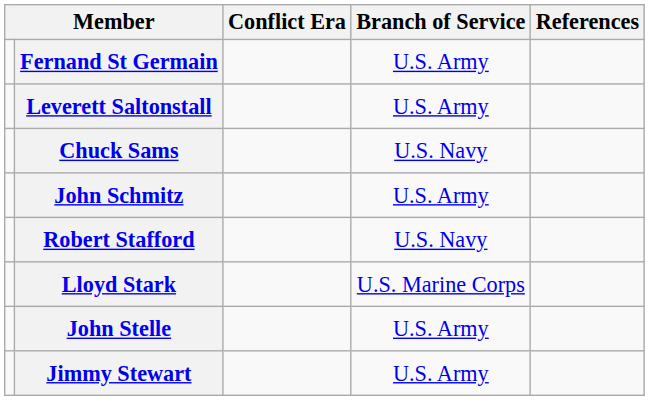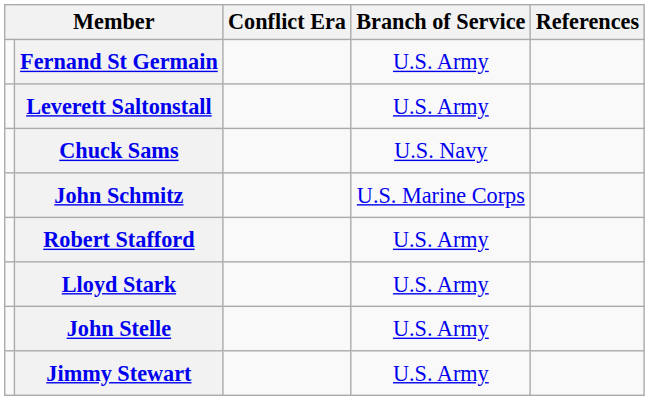(441, 195) U.S. Army -> (441, 195) U.S. Marine Corps
(441, 239) U.S. Navy -> (441, 239) U.S. Army
(441, 284) U.S. Marine Corps -> (441, 284) U.S. Army
